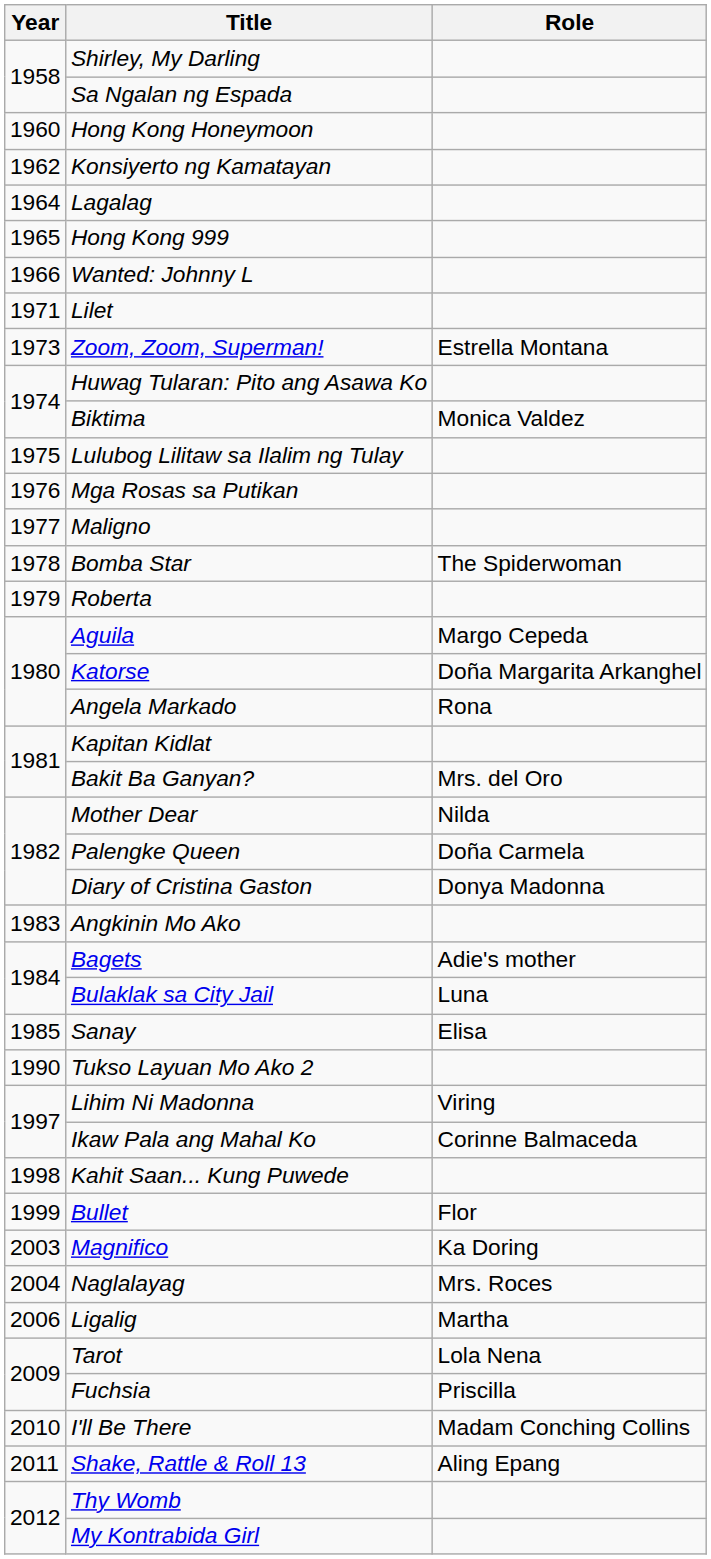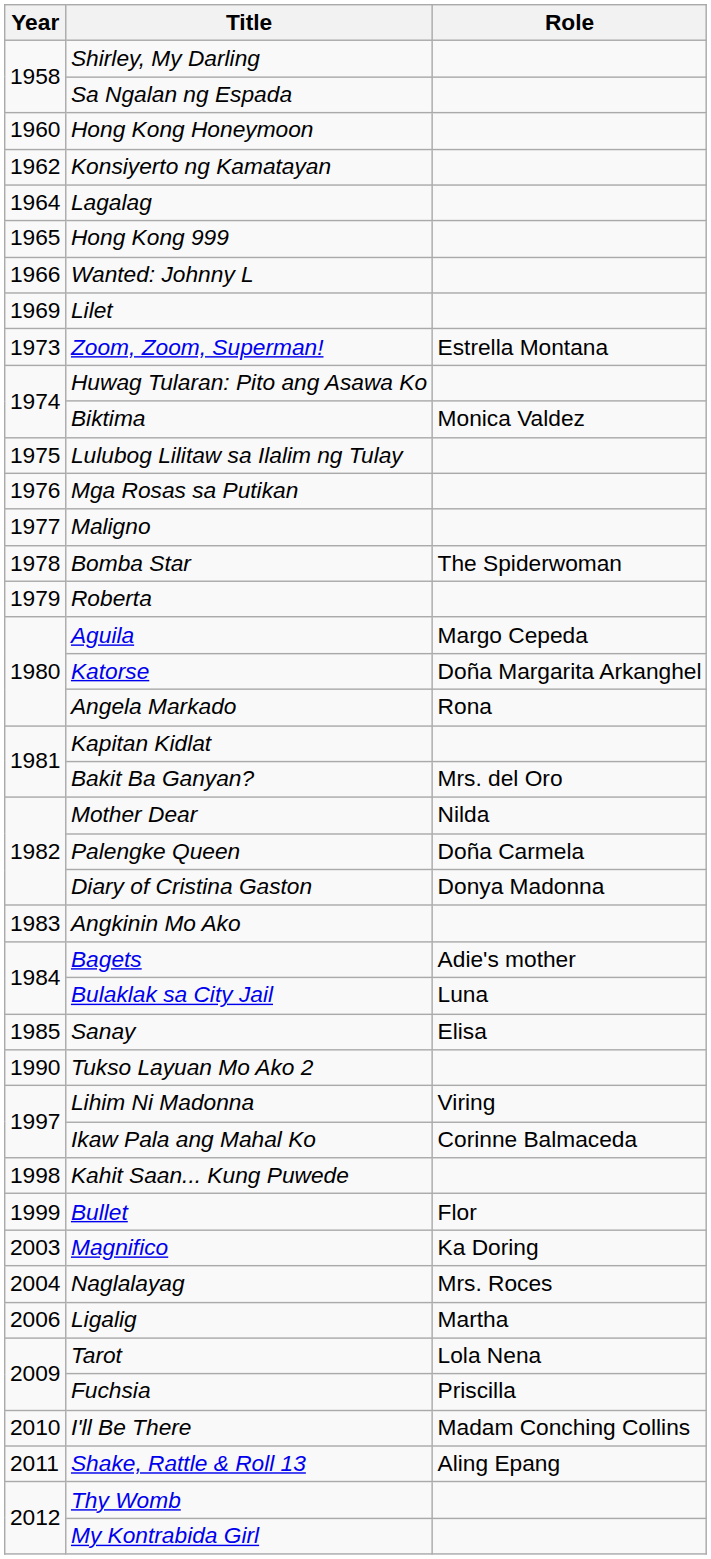(35, 310) 1971 -> (35, 310) 1969
